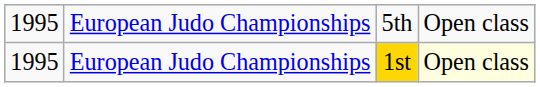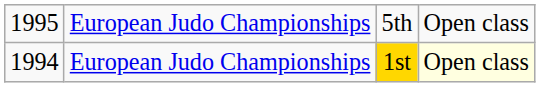(34, 61) 1995 -> (34, 61) 1994
